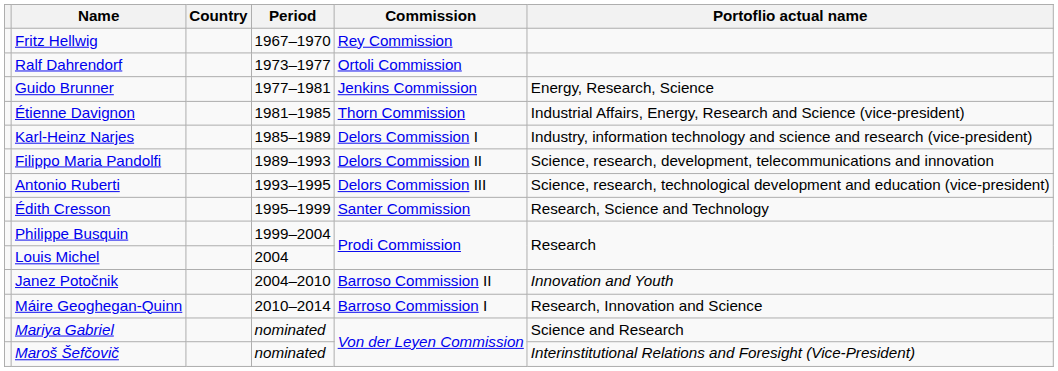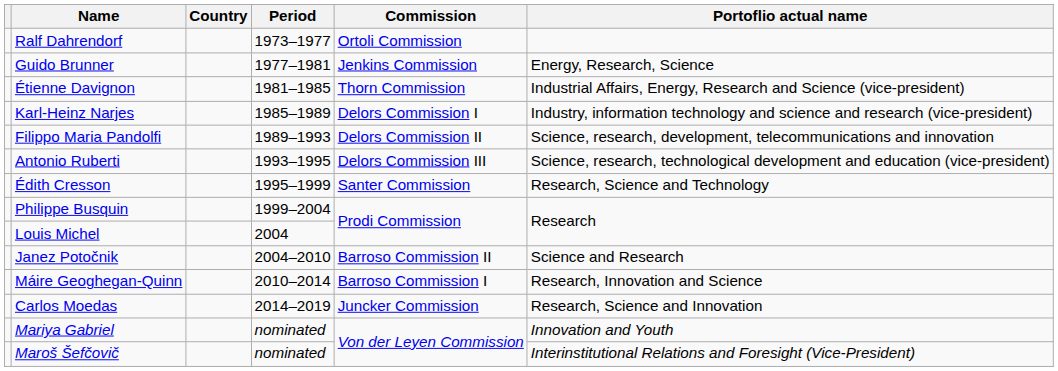- row: (56, 40)
(602, 281) Innovation and Youth -> (607, 257) Science and Research
+ row: (66, 305)
(607, 329) Science and Research -> (602, 329) Innovation and Youth
